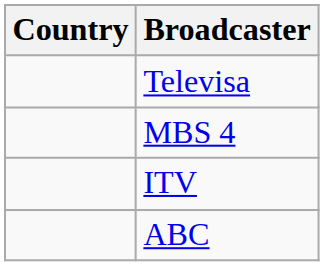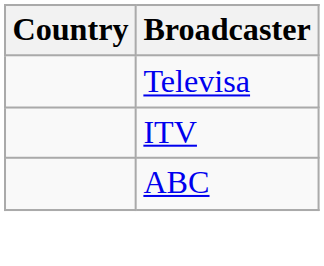- row: (189, 132)
